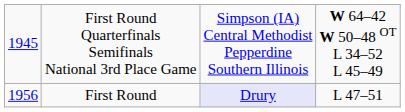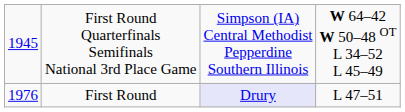(23, 95) 1956 -> (23, 95) 1976
